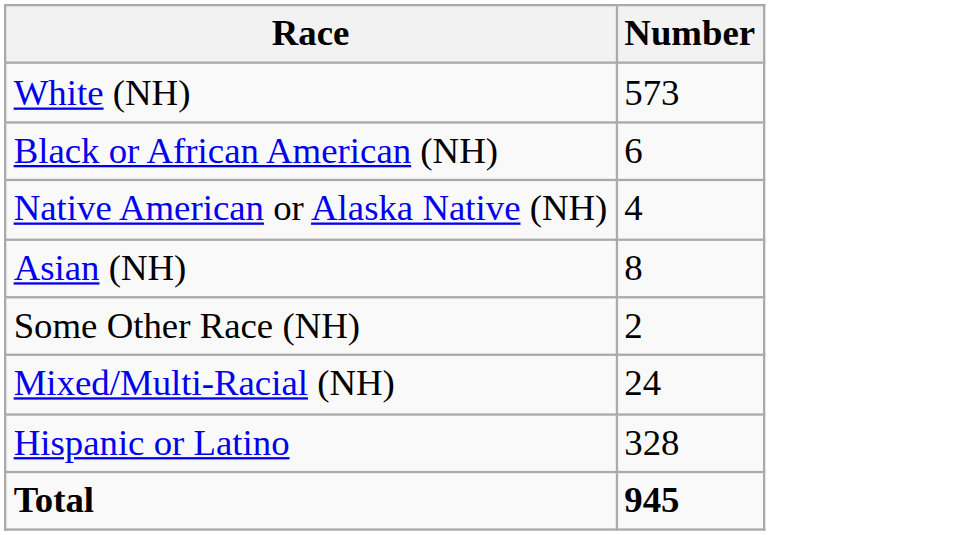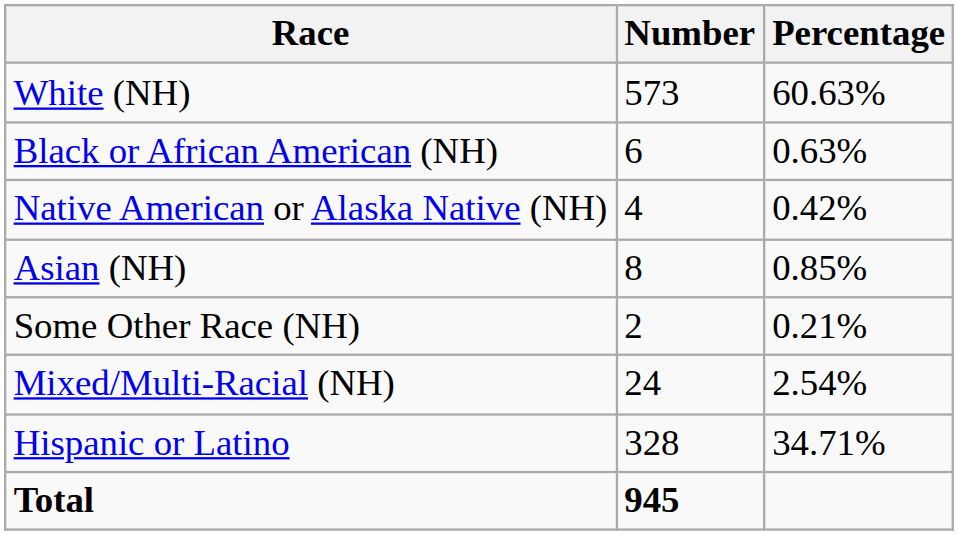+ column: (859, 33)
